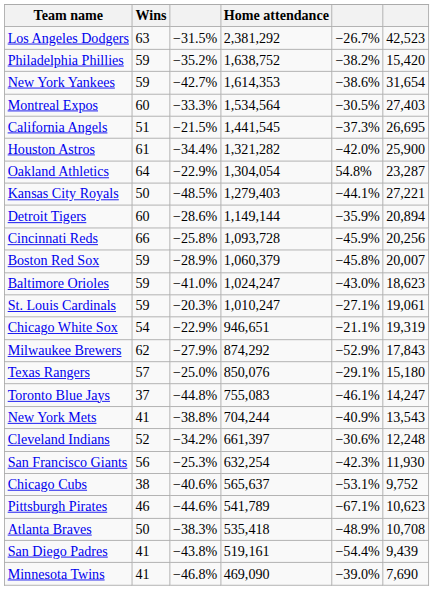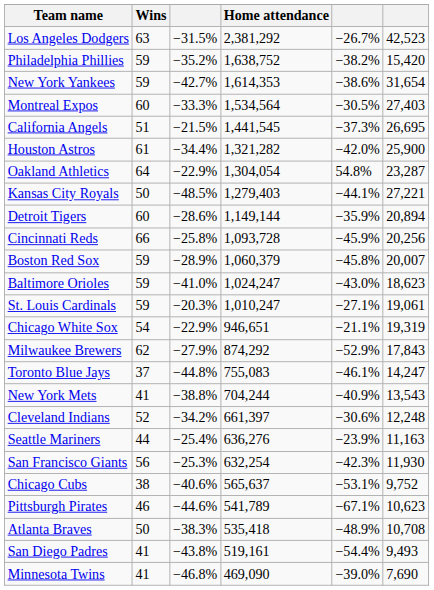- row: (49, 372)
+ row: (54, 439)
(402, 551) 9,439 -> (402, 551) 9,493
